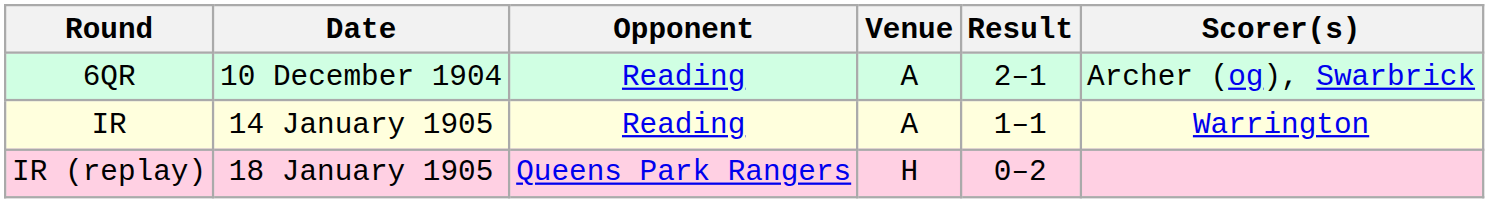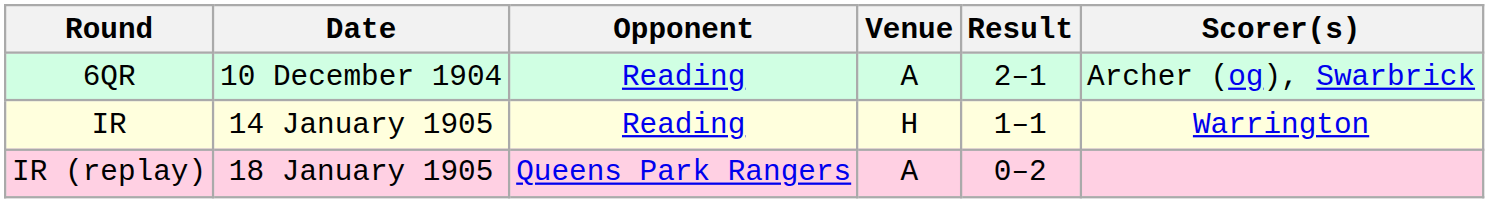(909, 125) A -> (909, 125) H
(909, 173) H -> (909, 173) A
